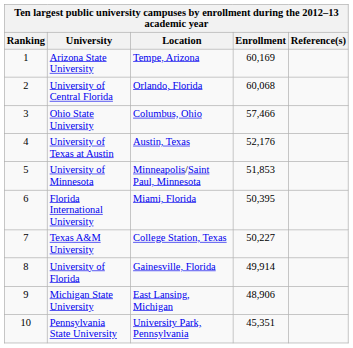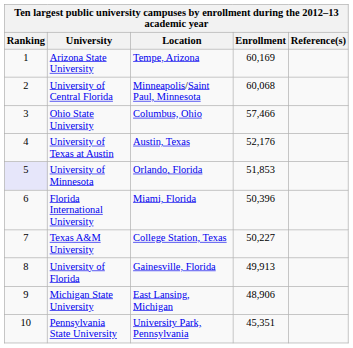(168, 85) Orlando, Florida -> (171, 91) Minneapolis/Saint Paul, Minnesota
(26, 170) no background -> (26, 170) lavender background
(171, 176) Minneapolis/Saint Paul, Minnesota -> (168, 170) Orlando, Florida
(261, 198) 50,395 -> (261, 198) 50,396
(261, 266) 49,914 -> (261, 266) 49,913
